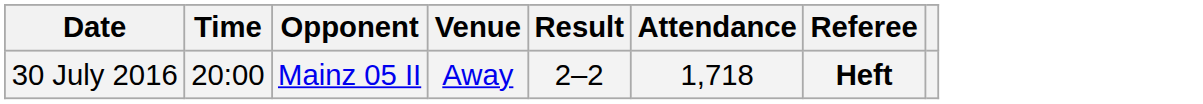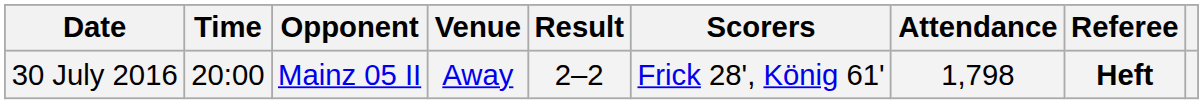+ column: (761, 27)
(717, 74) 1,718 -> (978, 74) 1,798
